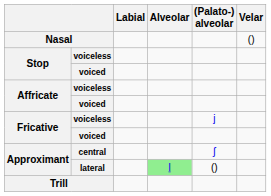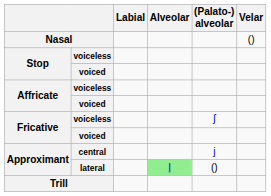(214, 119) j -> (214, 119) ʃ
(214, 151) ʃ -> (214, 151) j
